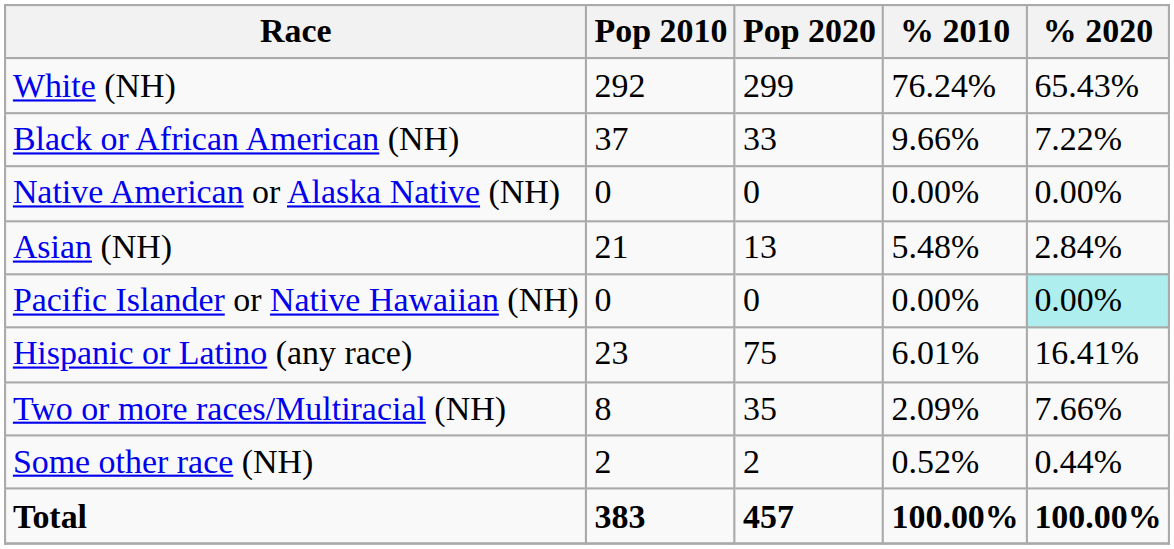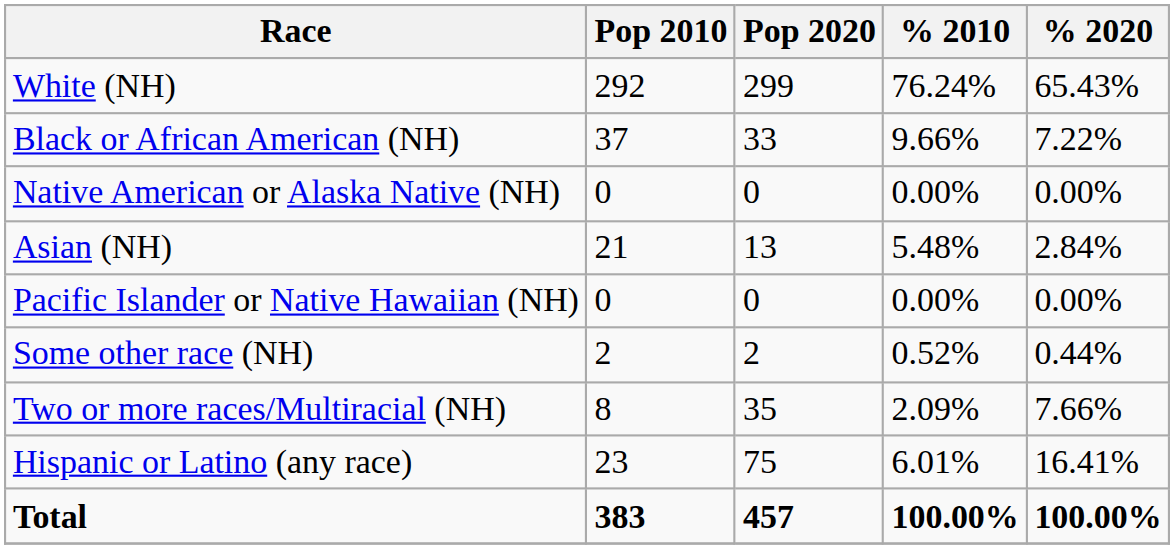(1078, 300) paleturquoise background -> (1078, 300) no background
rows swapped: (163, 461) <-> (213, 354)
